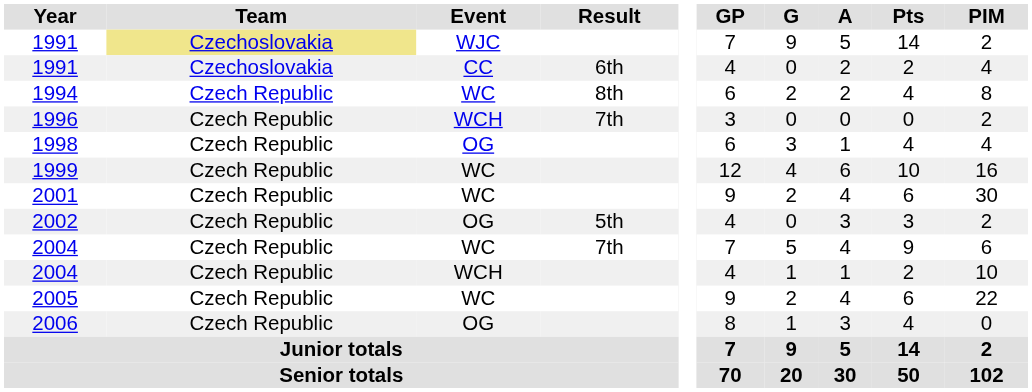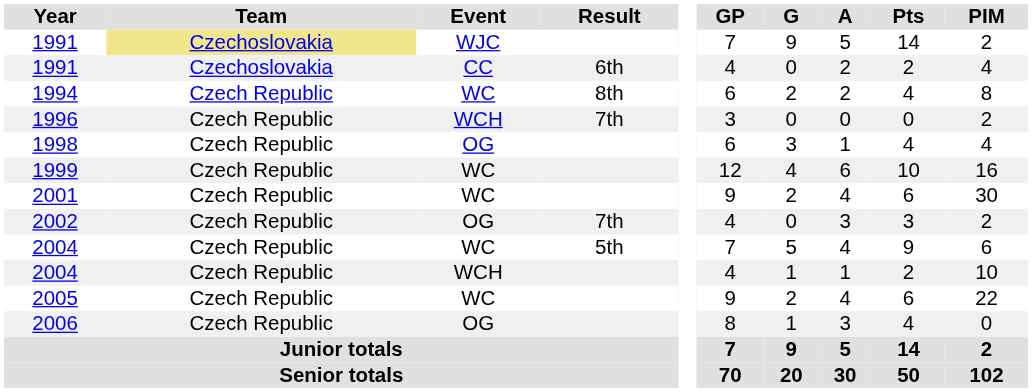(609, 221) 5th -> (609, 221) 7th
(609, 247) 7th -> (609, 247) 5th
